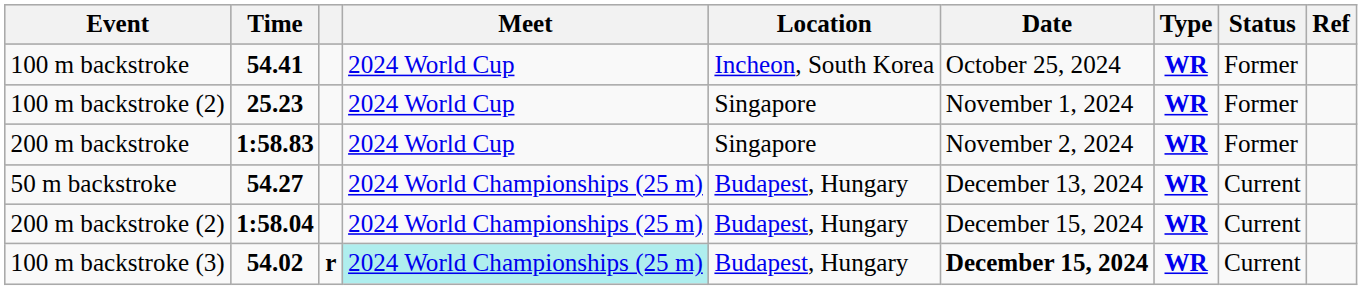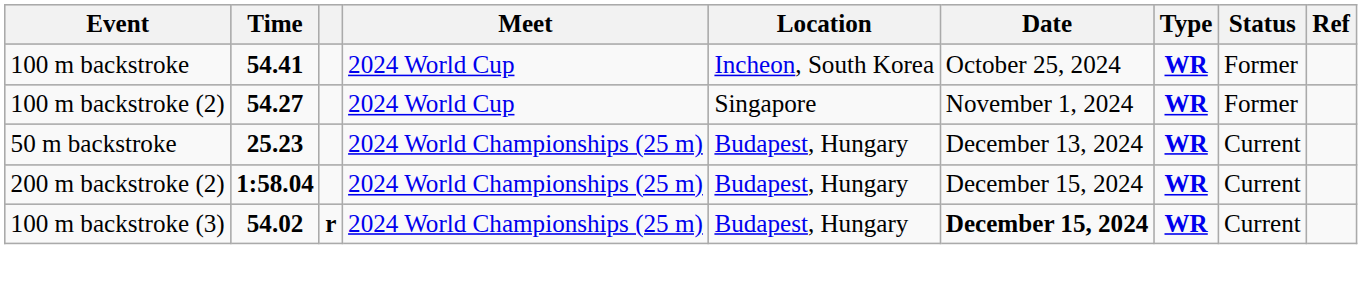(275, 104) 25.23 -> (275, 104) 54.27
- row: (100, 143)
(275, 183) 54.27 -> (275, 143) 25.23
(525, 263) paleturquoise background -> (525, 223) no background
